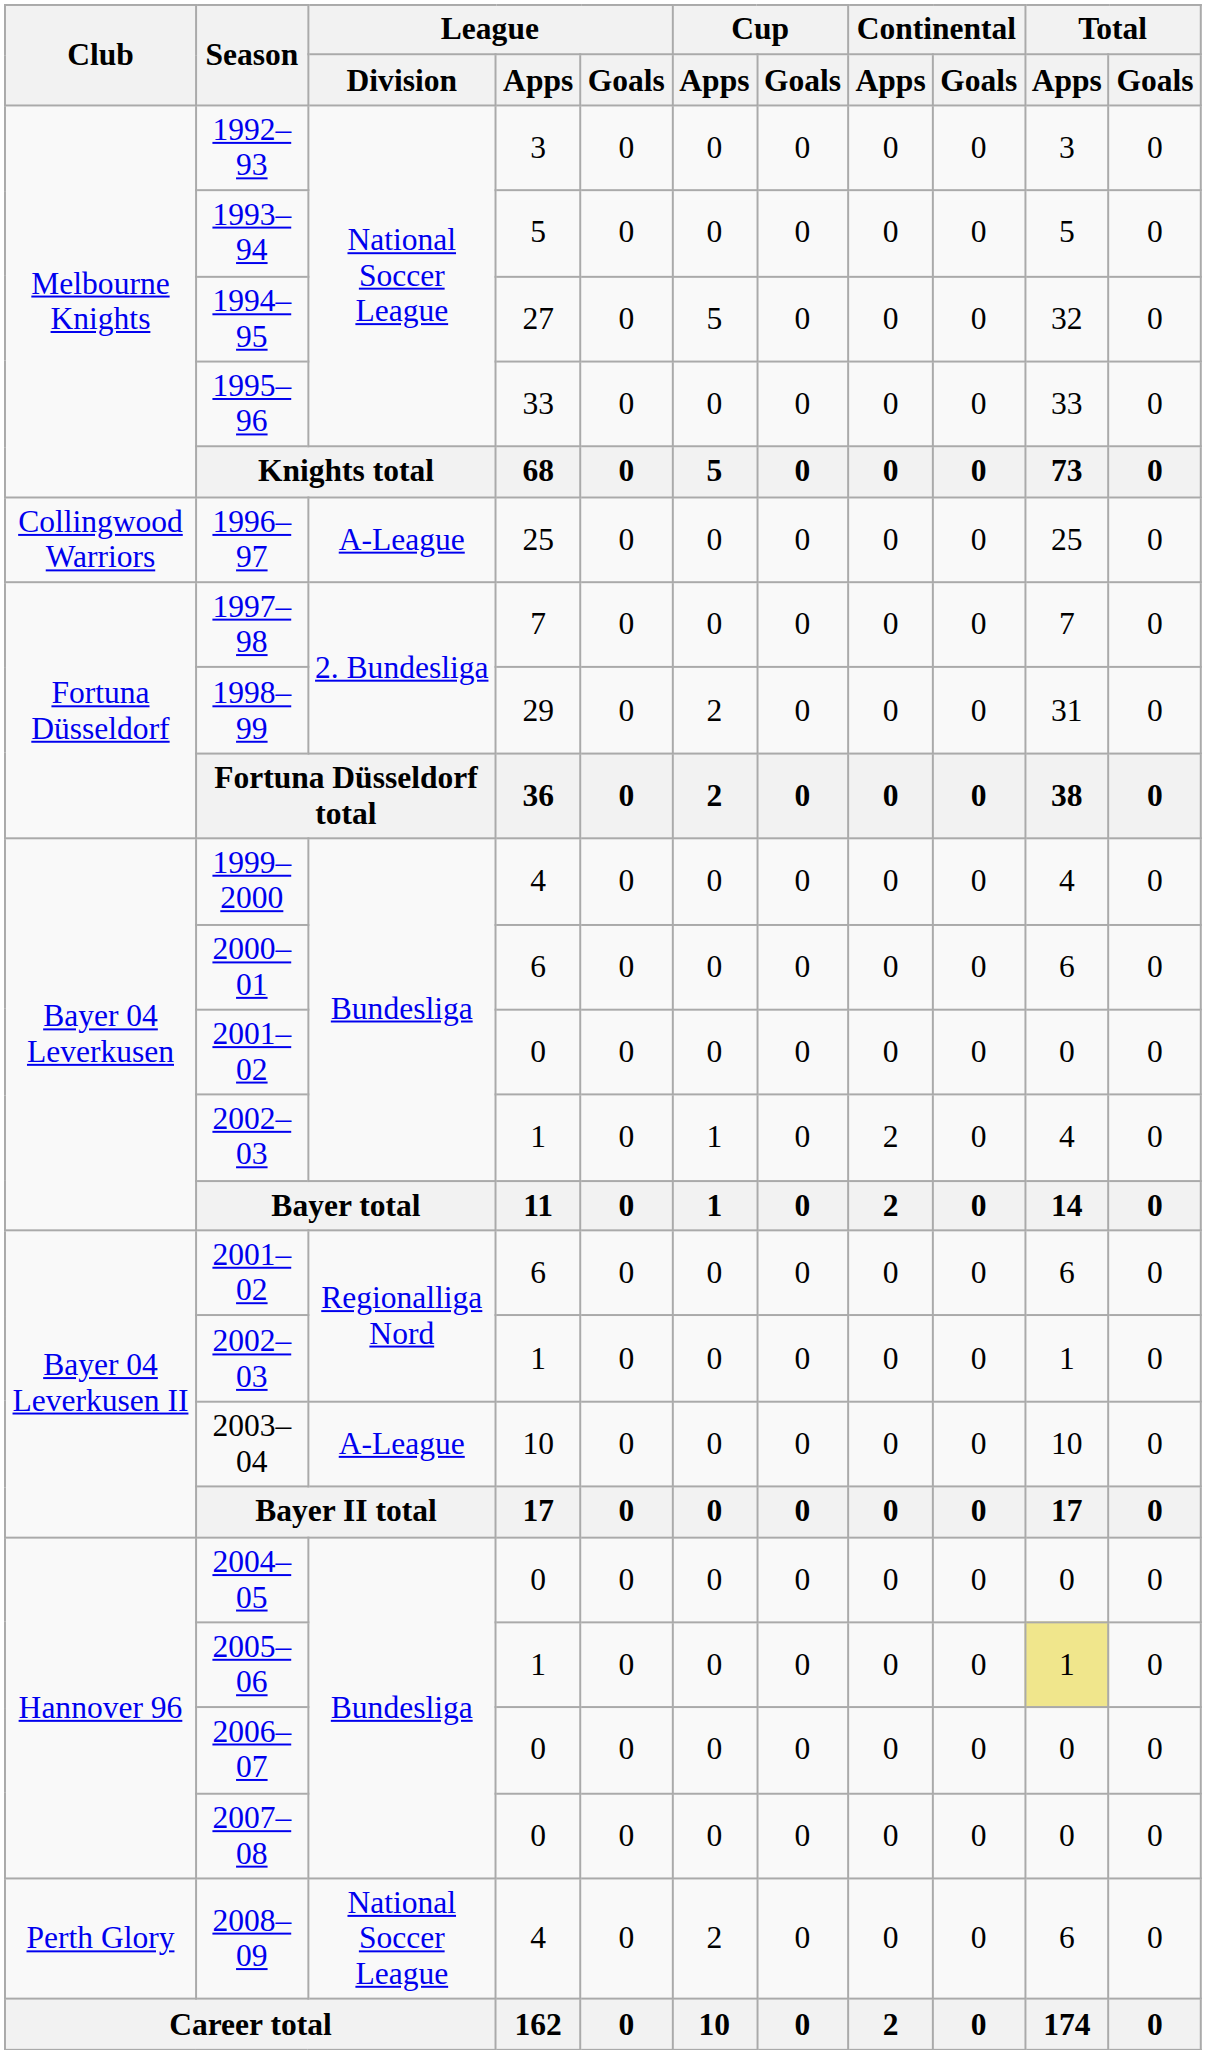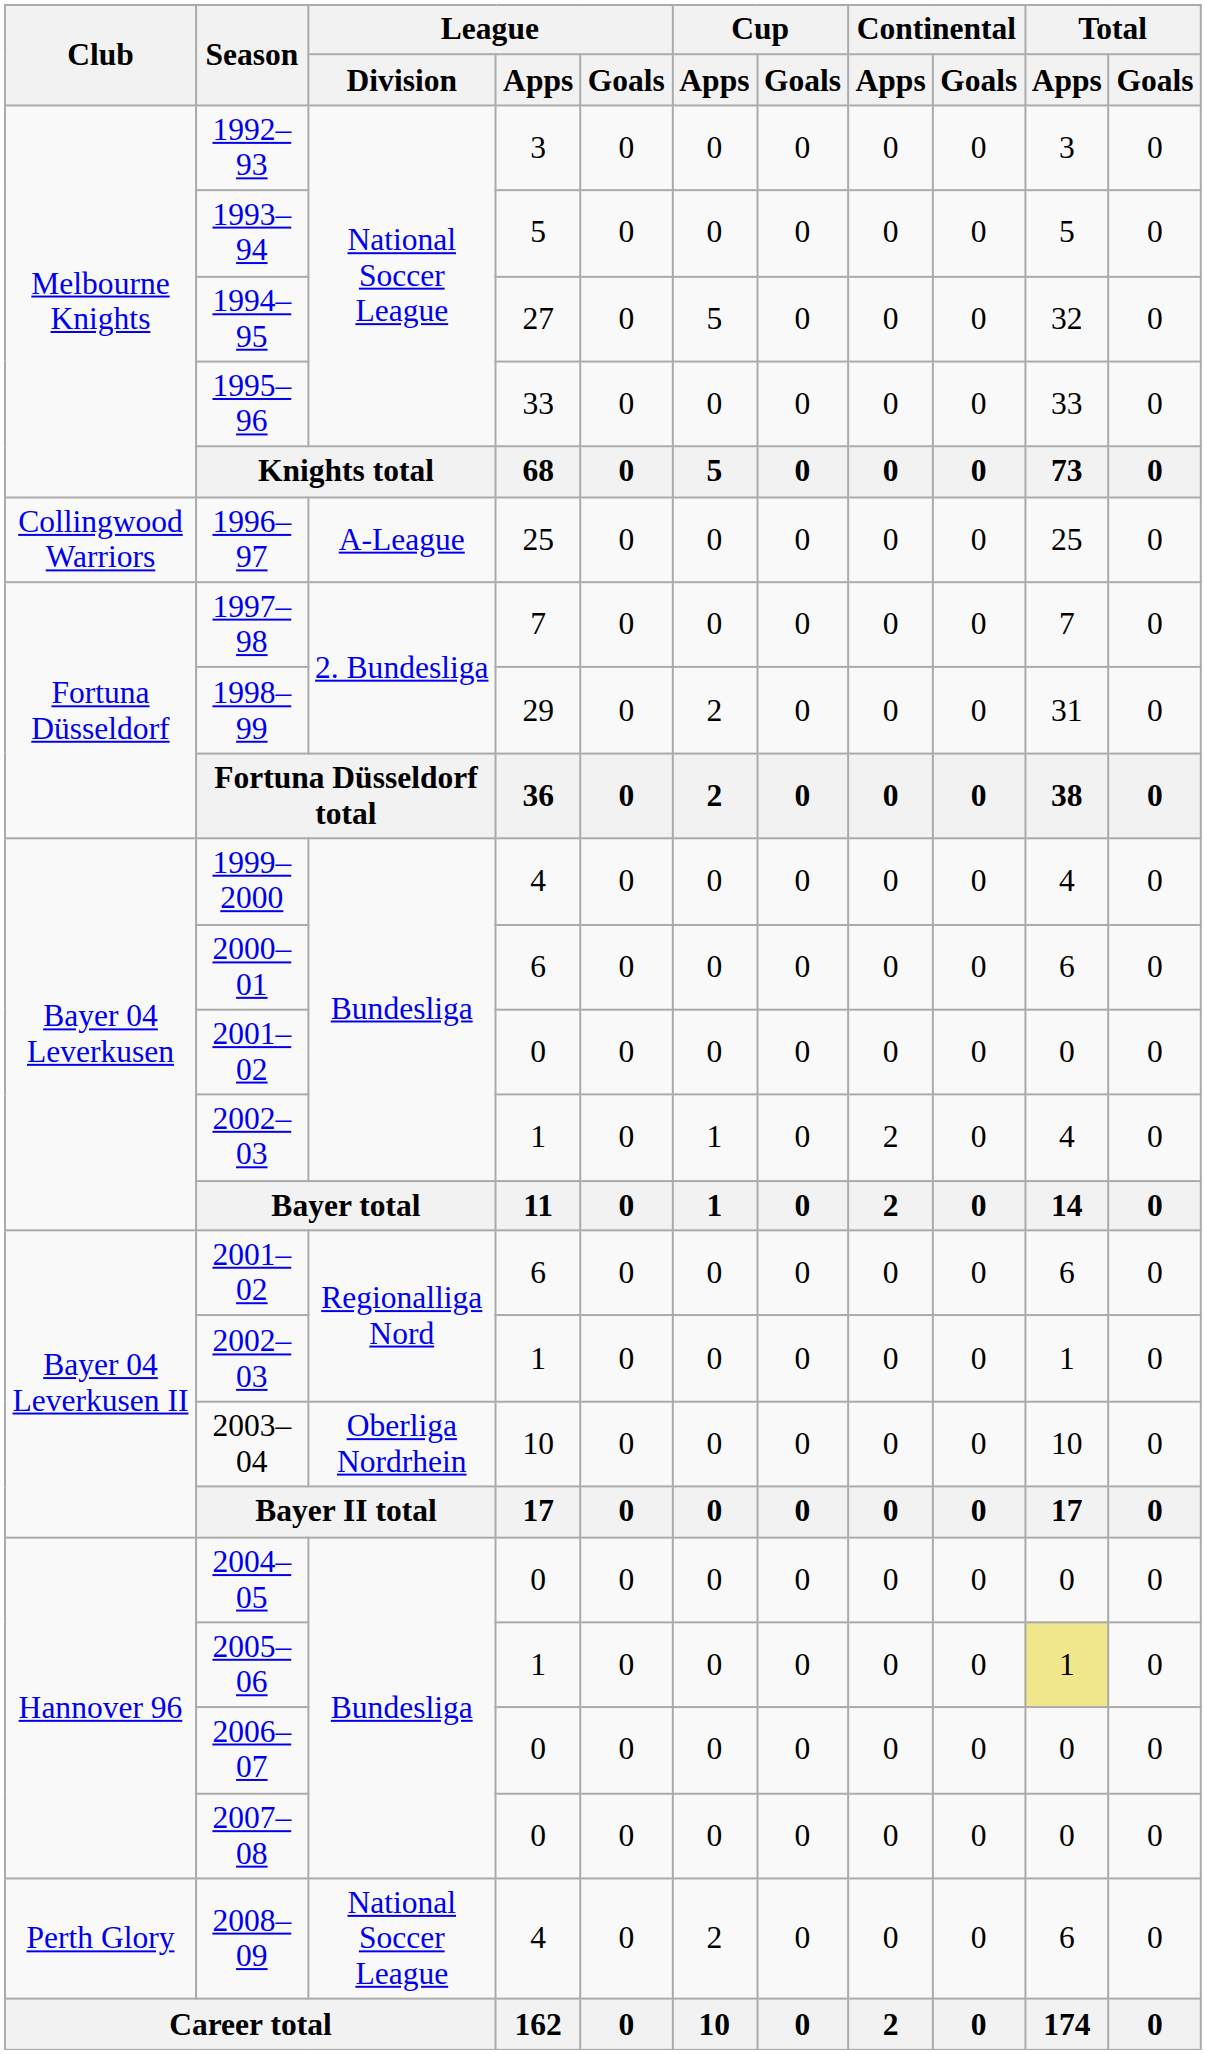(402, 1443) A-League -> (402, 1443) Oberliga Nordrhein
